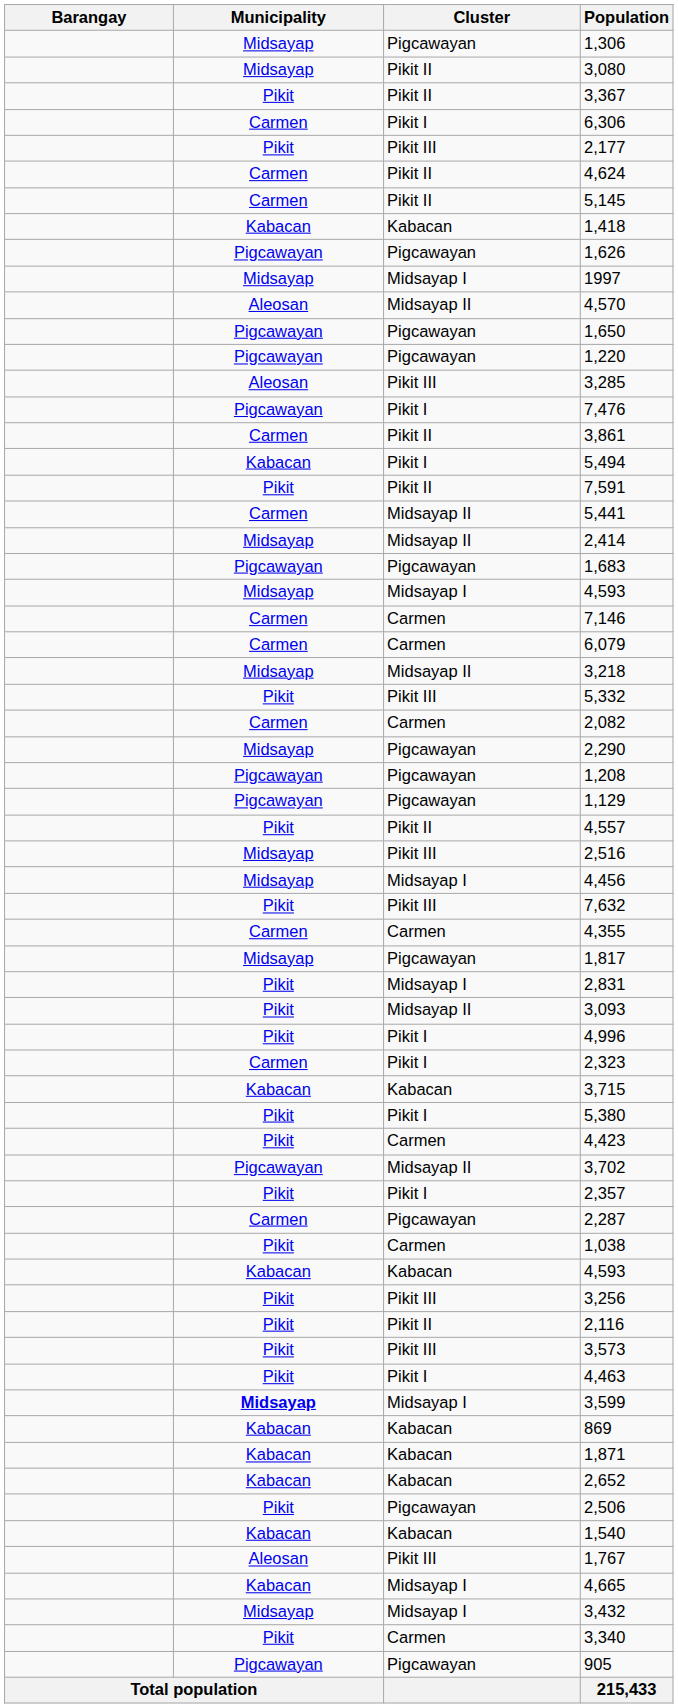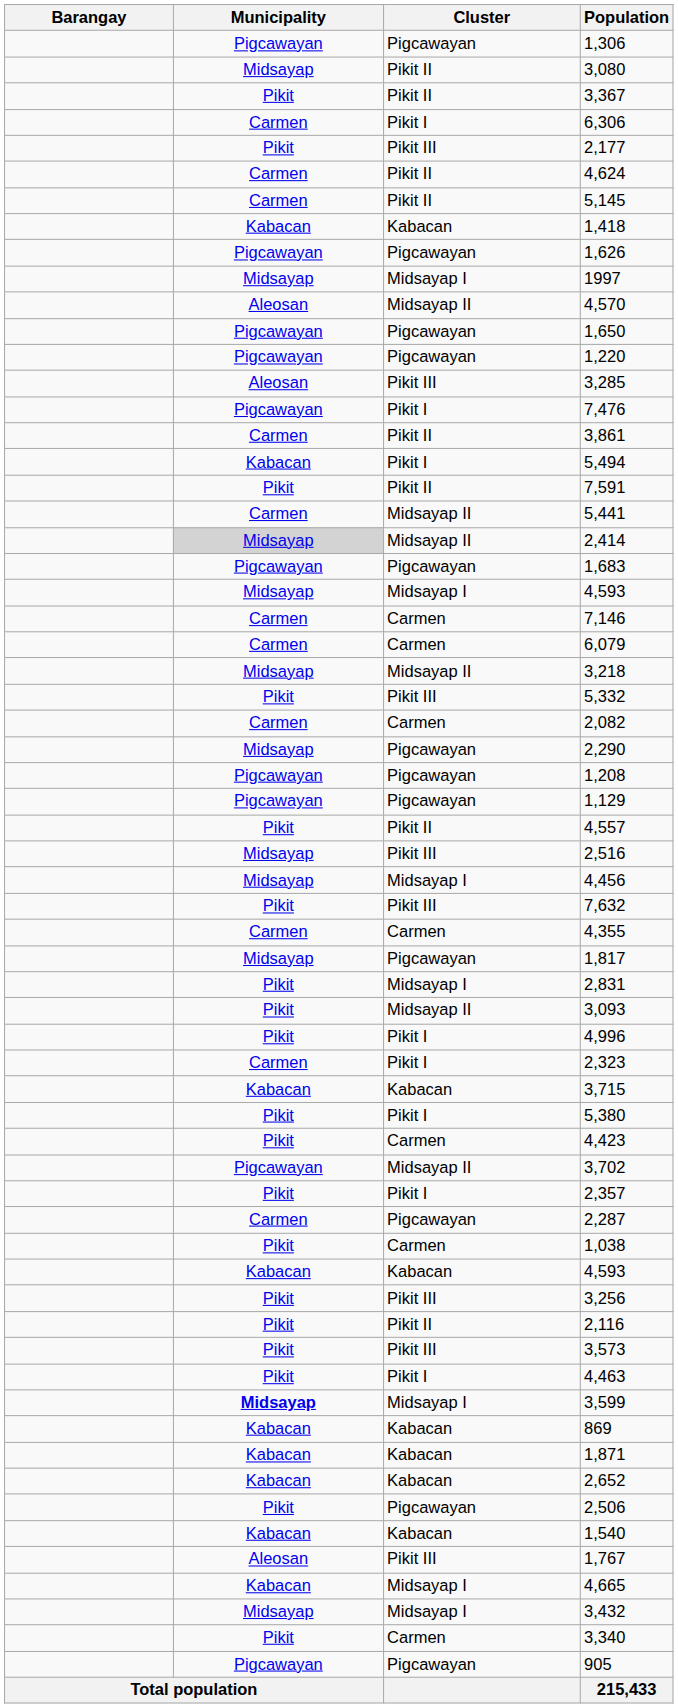(278, 43) Midsayap -> (278, 43) Pigcawayan
(278, 540) no background -> (278, 540) lightgrey background
